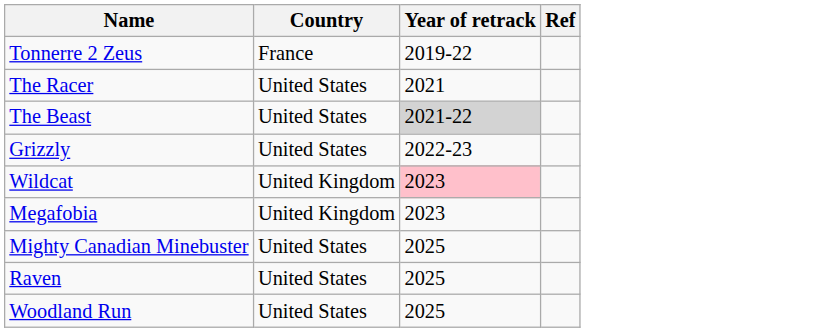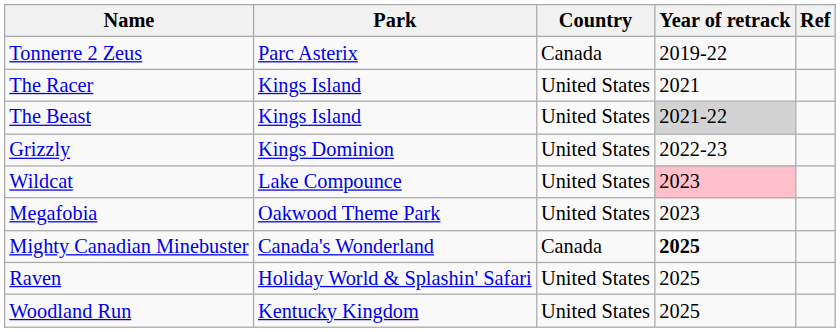+ column: (395, 20)
(286, 52) France -> (572, 52) Canada
(327, 181) United Kingdom -> (595, 181) United States
(327, 213) United Kingdom -> (595, 213) United States
(312, 246) United States -> (572, 246) Canada
(425, 246) normal -> (680, 246) bold
